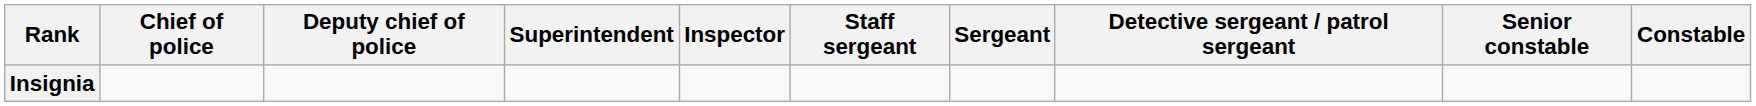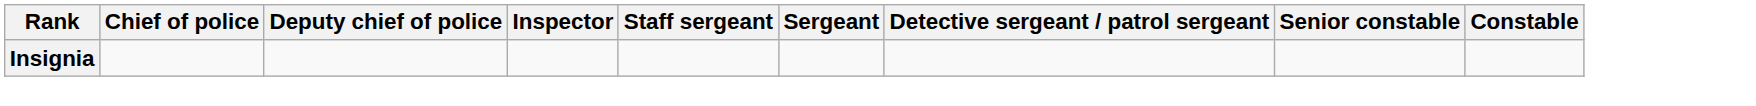- column: (592, 34)
